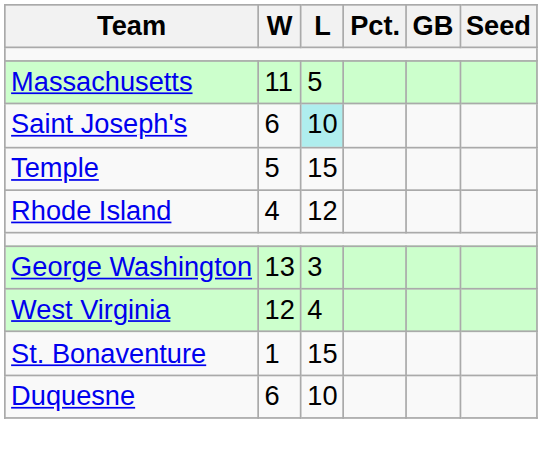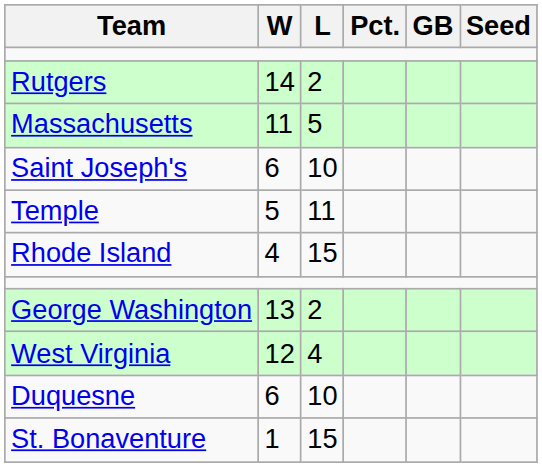+ row: (59, 81)
(322, 124) paleturquoise background -> (322, 168) no background
(322, 168) 15 -> (321, 211) 11
(322, 211) 12 -> (322, 254) 15
(315, 266) 3 -> (315, 309) 2
rows swapped: (73, 396) <-> (109, 353)
